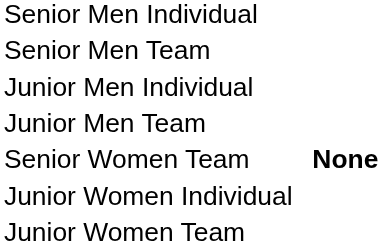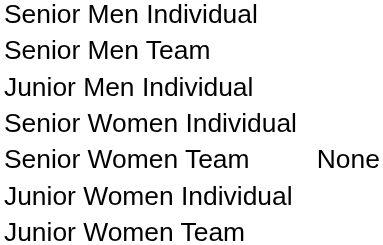- row: (105, 123)
+ row: (150, 123)
(345, 159) bold -> (348, 159) normal
